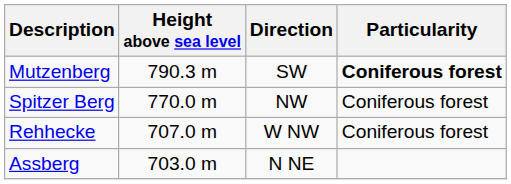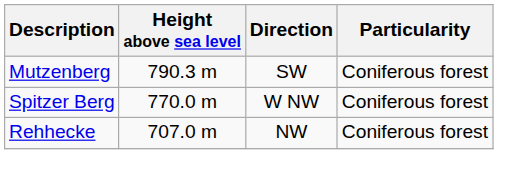(422, 71) bold -> (415, 71) normal
(291, 102) NW -> (291, 102) W NW
(291, 132) W NW -> (291, 132) NW
- row: (44, 163)
